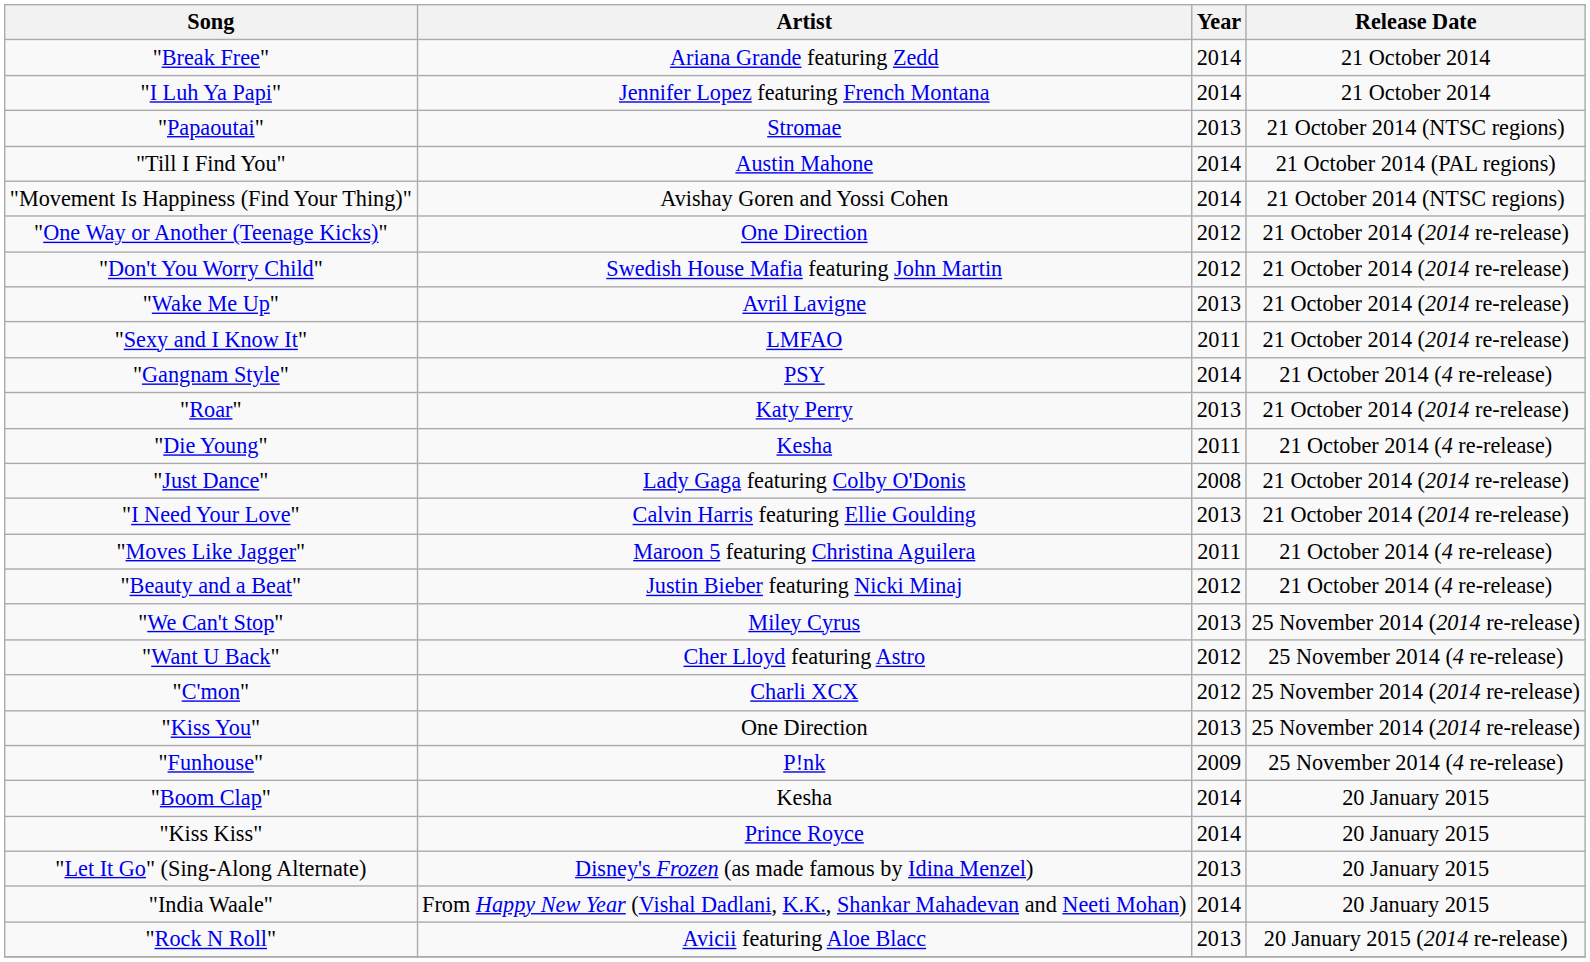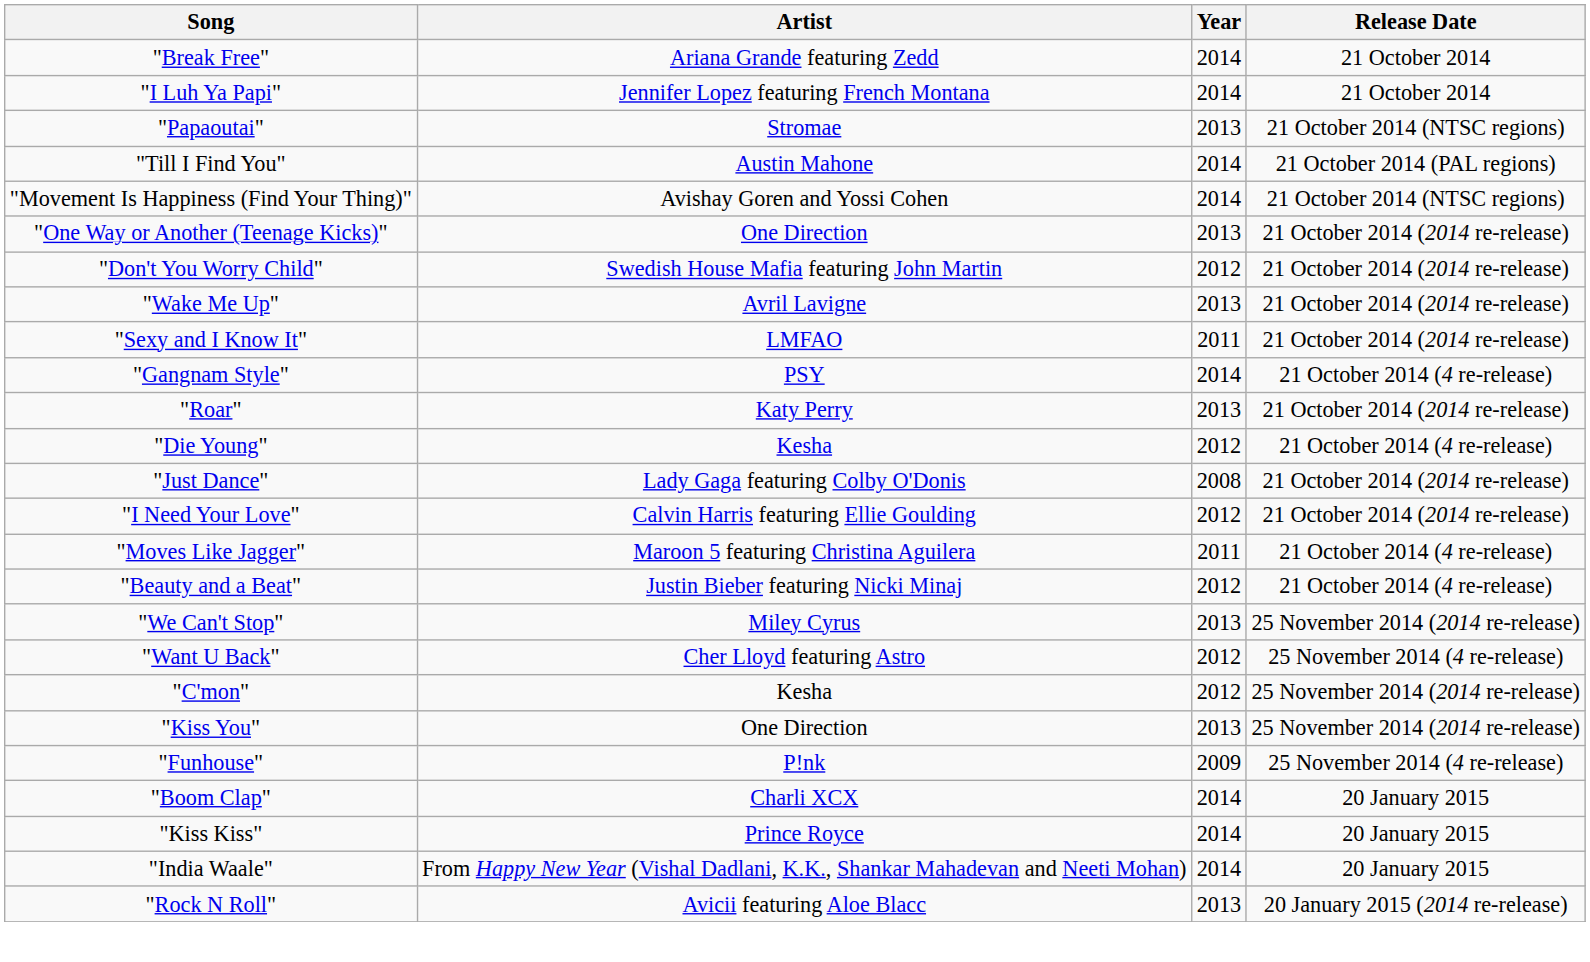(1219, 233) 2012 -> (1219, 233) 2013
(1219, 445) 2011 -> (1219, 445) 2012
(1219, 515) 2013 -> (1219, 515) 2012
(804, 692) Charli XCX -> (804, 692) Kesha
(804, 798) Kesha -> (804, 798) Charli XCX
- row: (211, 868)
